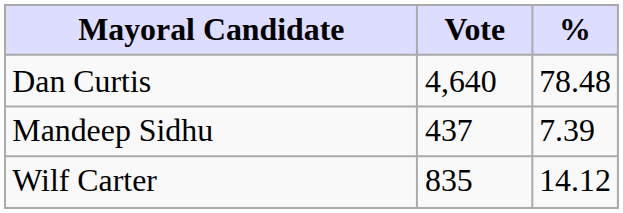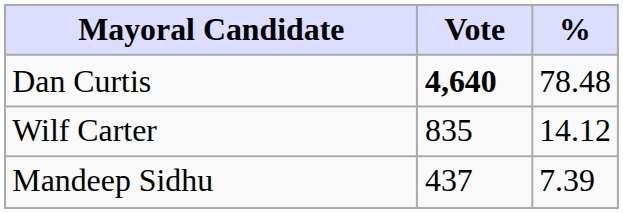(461, 80) normal -> (461, 80) bold
rows swapped: (85, 181) <-> (113, 130)
